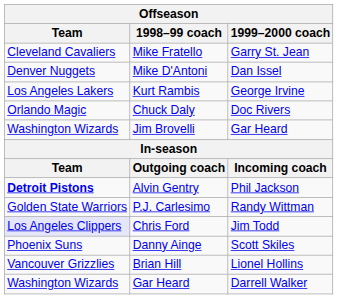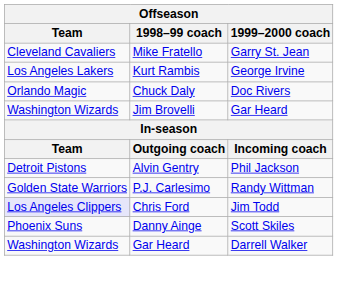- row: (170, 71)
(50, 187) bold -> (47, 168) normal
- row: (157, 264)
